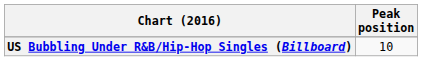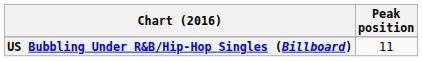(386, 47) 10 -> (386, 47) 11
